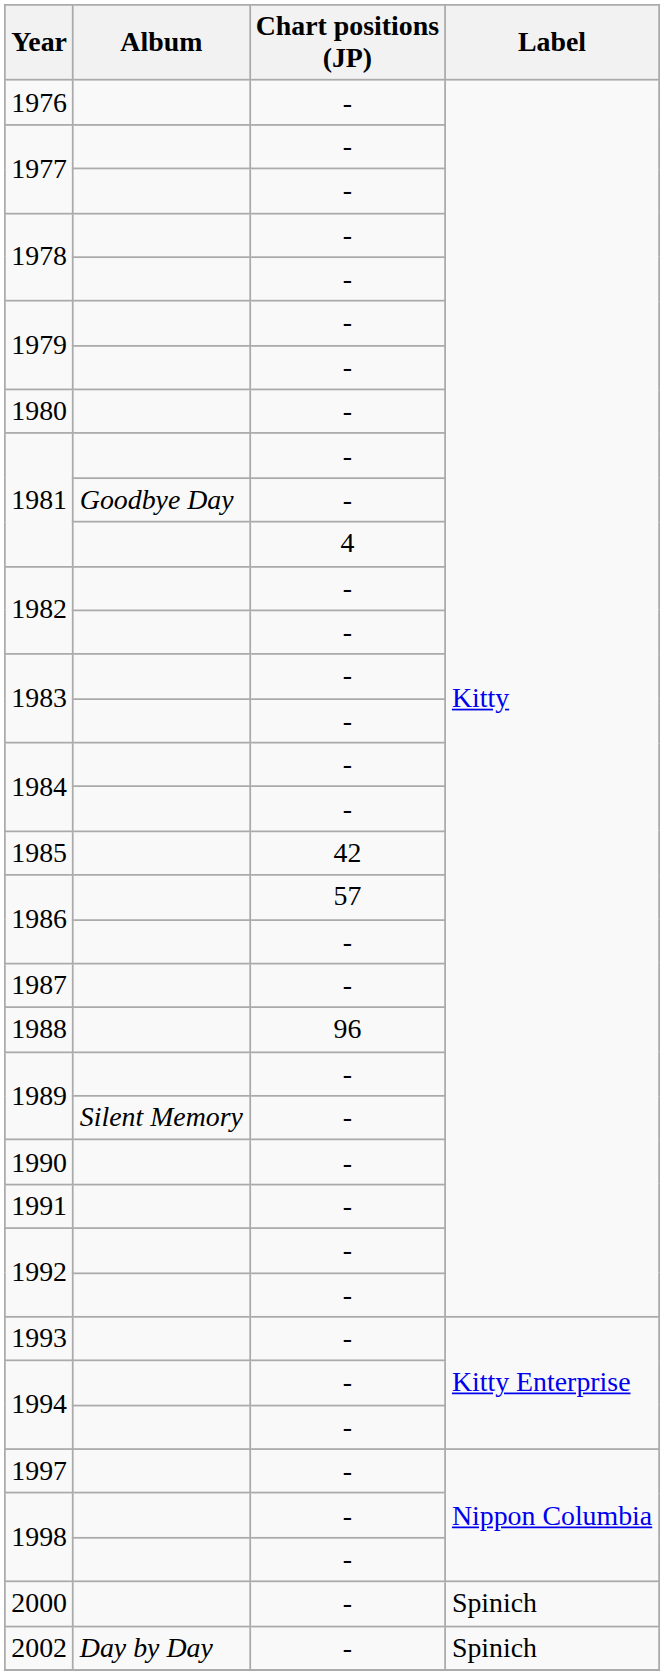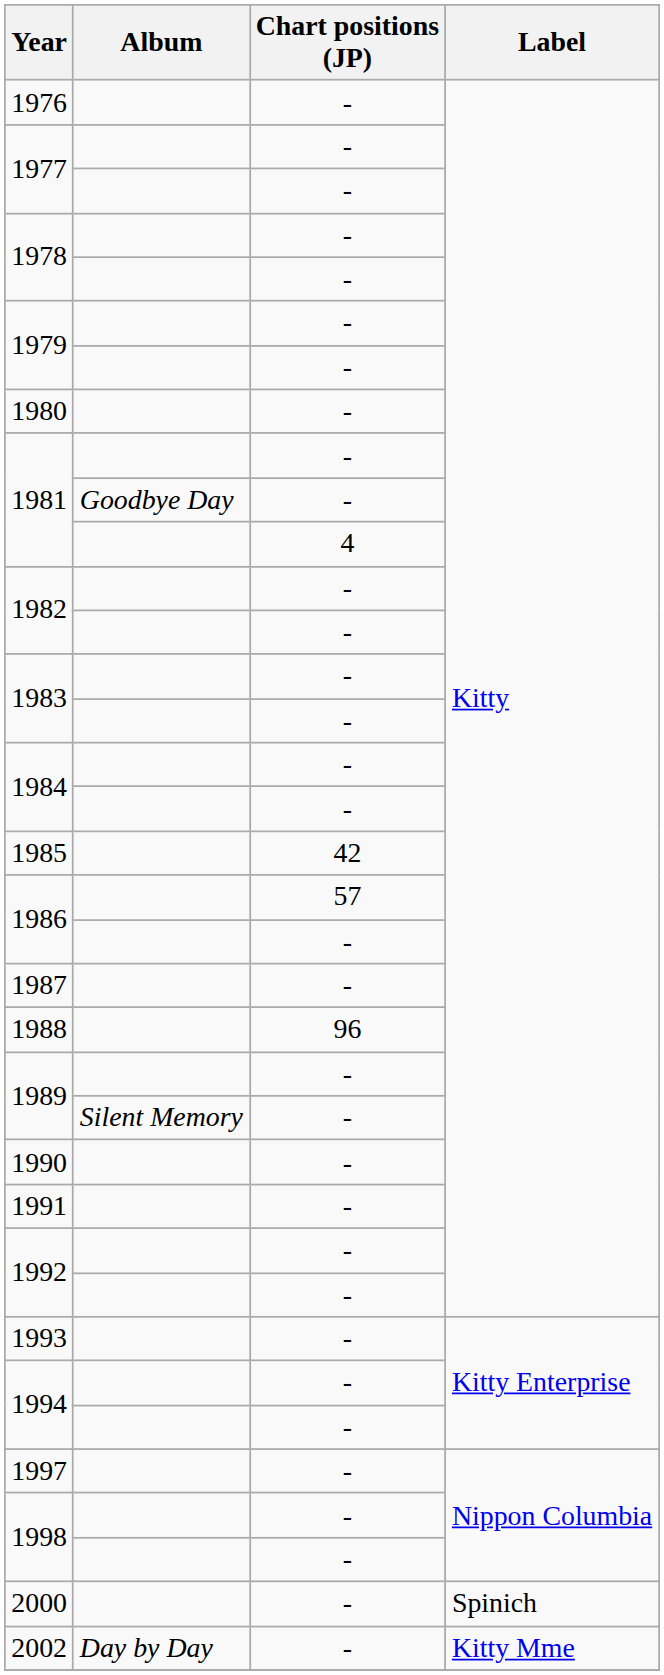(494, 1647) Spinich -> (513, 1647) Kitty Mme
